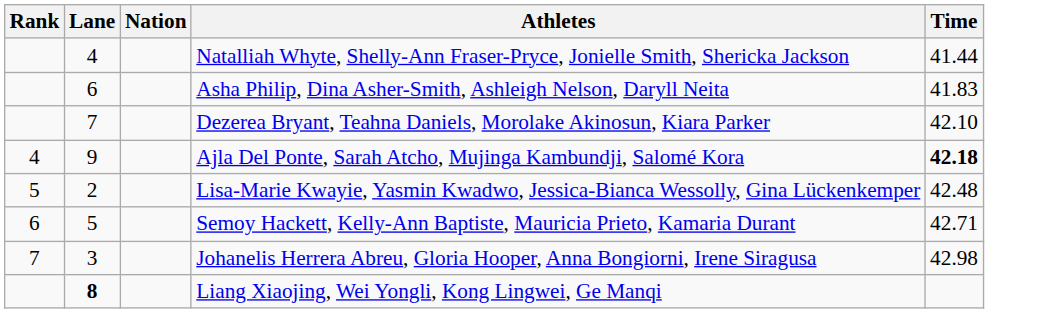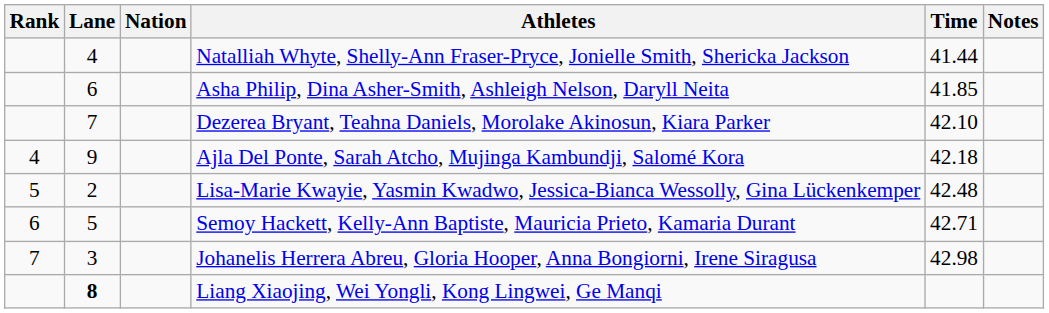+ column: (1013, 21)
(954, 88) 41.83 -> (954, 88) 41.85
(954, 156) bold -> (954, 156) normal
